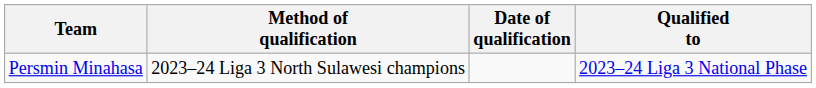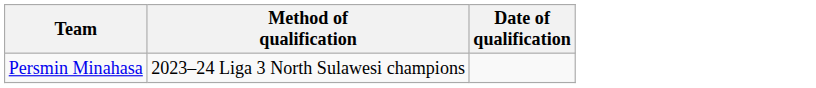- column: (693, 29)
